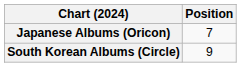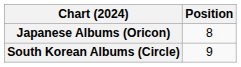(209, 33) 7 -> (209, 33) 8
